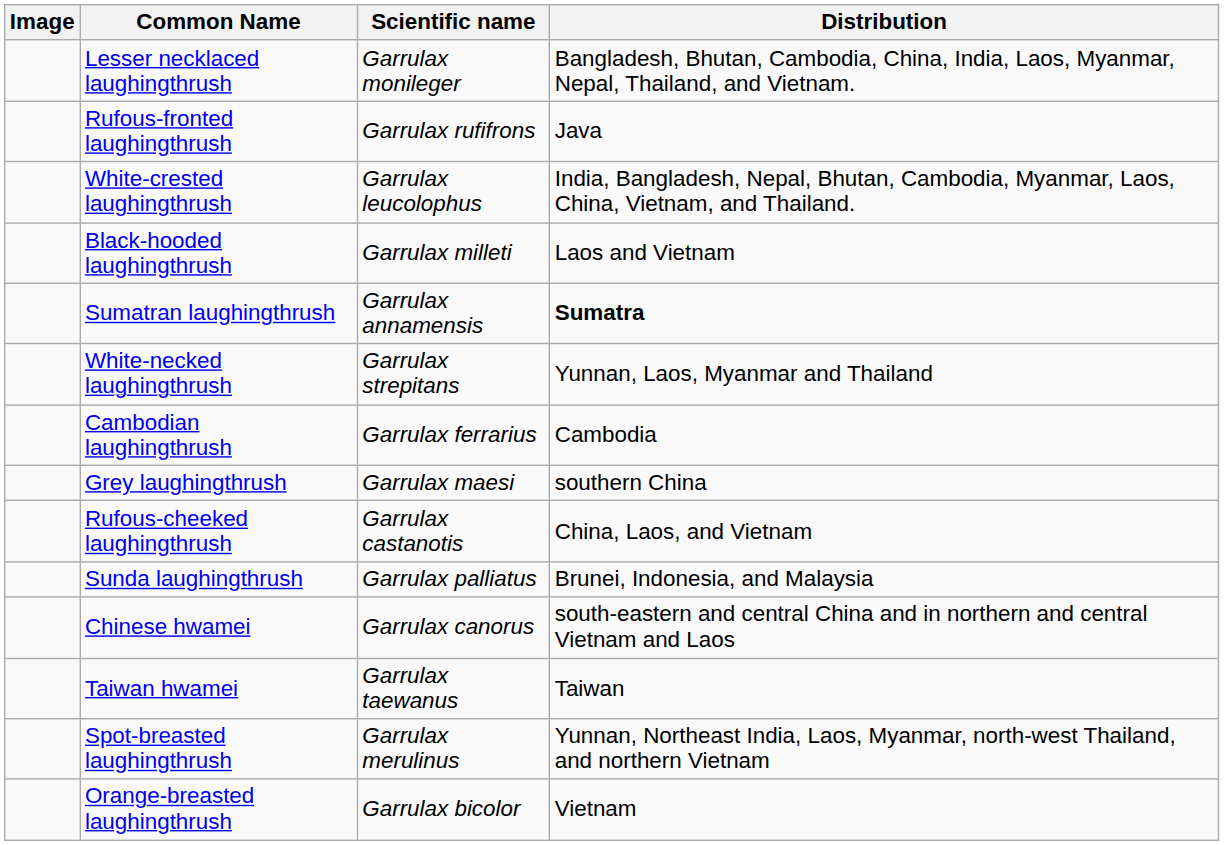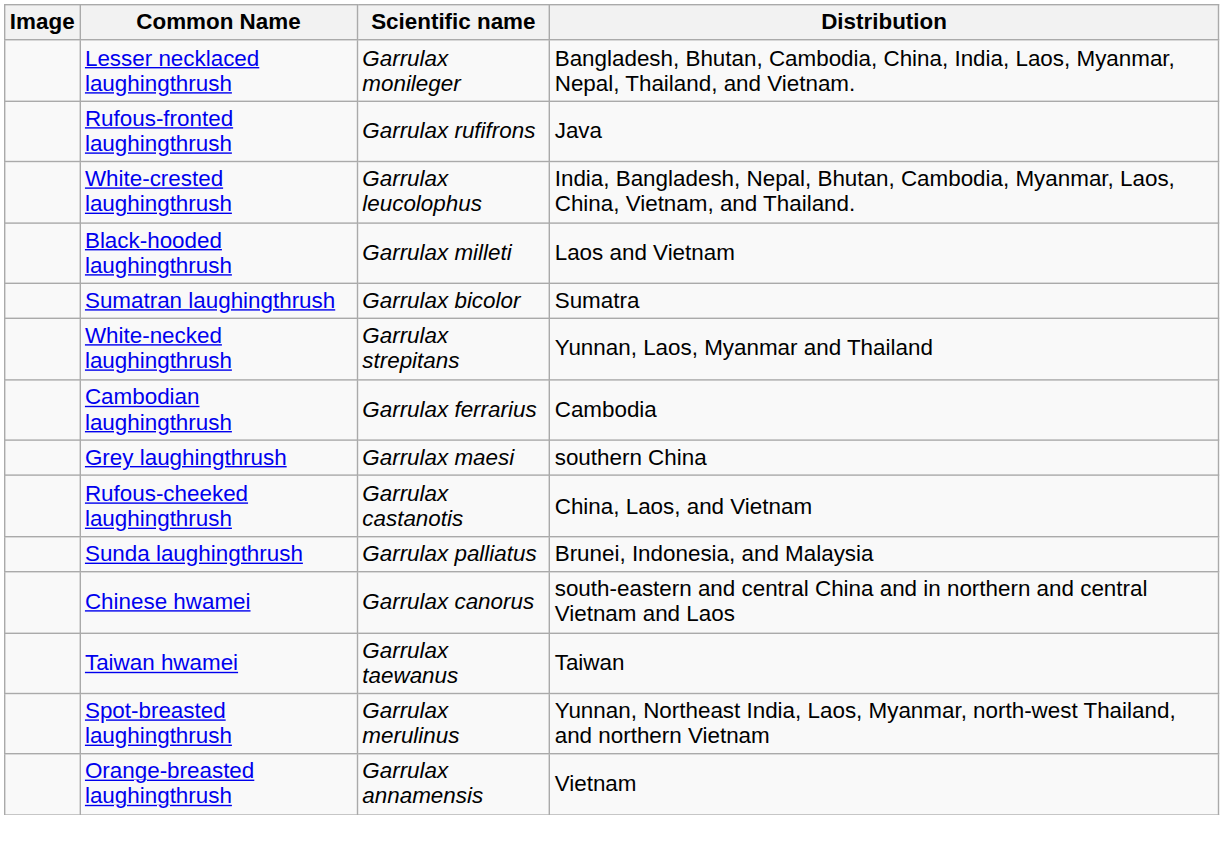(423, 313) Garrulax annamensis -> (441, 300) Garrulax bicolor
(600, 313) bold -> (597, 300) normal
(441, 809) Garrulax bicolor -> (423, 784) Garrulax annamensis
